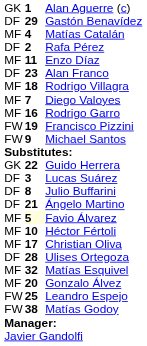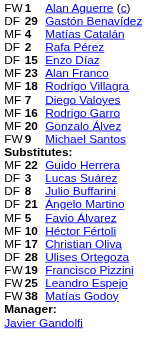(13, 8) GK -> (13, 8) FW
(13, 60) MF -> (12, 60) DF
(31, 60) 11 -> (31, 60) 15
(12, 73) DF -> (13, 73) MF
rows swapped: (83, 283) <-> (89, 126)
(13, 165) GK -> (13, 165) MF
(28, 217) lightyellow background -> (28, 217) no background
- row: (87, 270)
